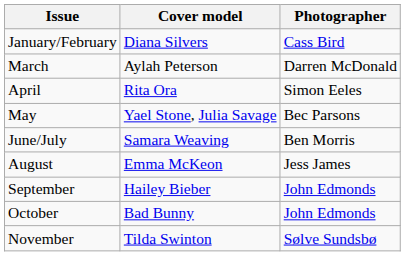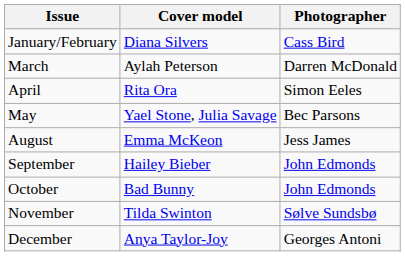- row: (37, 139)
+ row: (40, 238)
